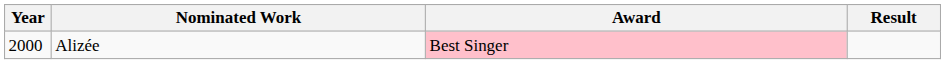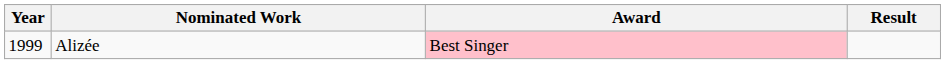(25, 44) 2000 -> (25, 44) 1999
